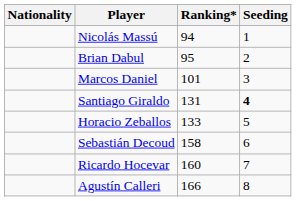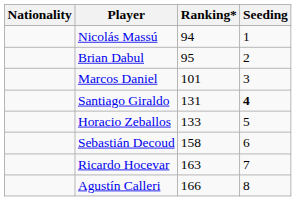(191, 164) 160 -> (191, 164) 163
